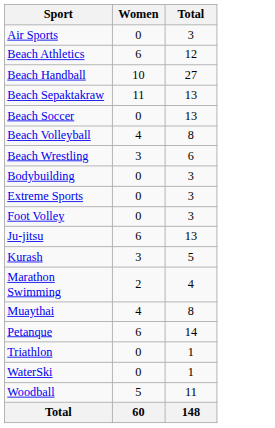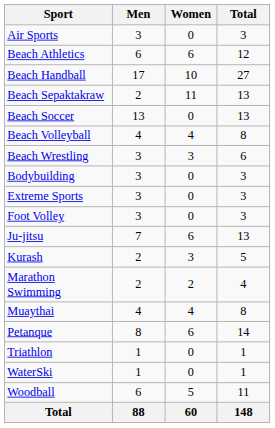+ column: (138, 14)
